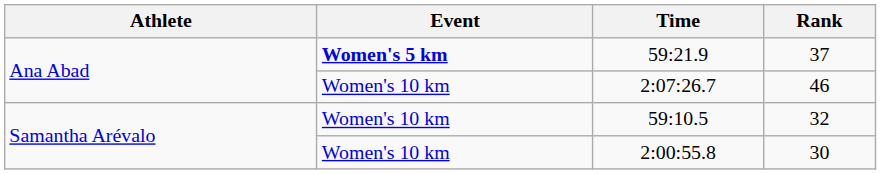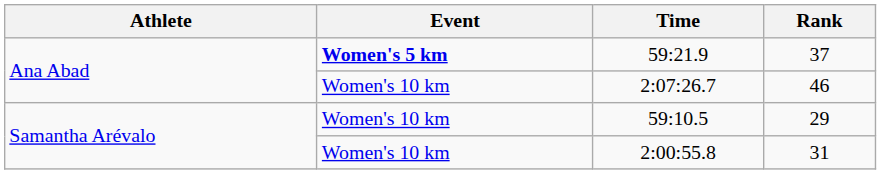(819, 119) 32 -> (819, 119) 29
(819, 152) 30 -> (819, 152) 31
